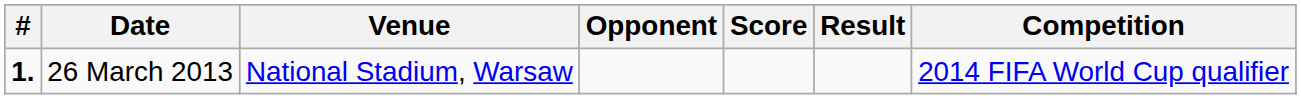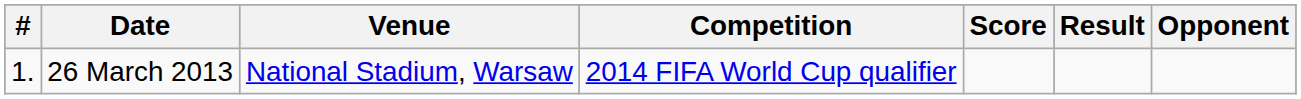columns swapped: (651, 26) <-> (1104, 26)
(23, 70) bold -> (23, 70) normal
